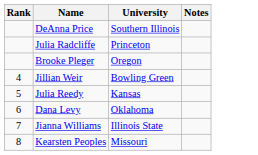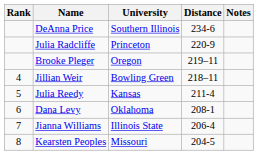+ column: (203, 12)
